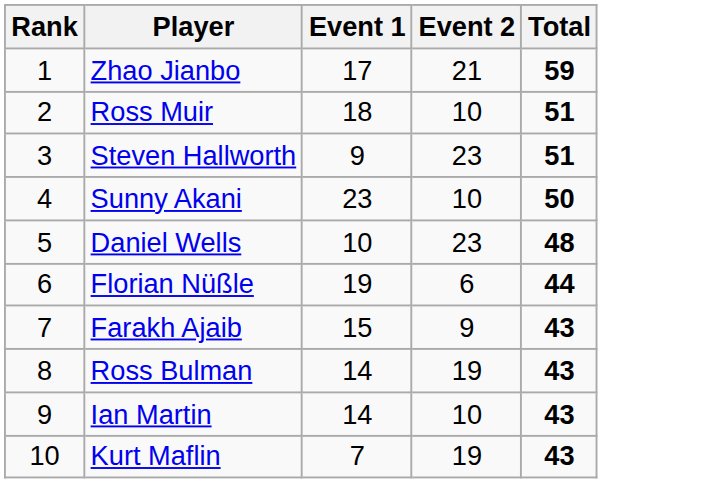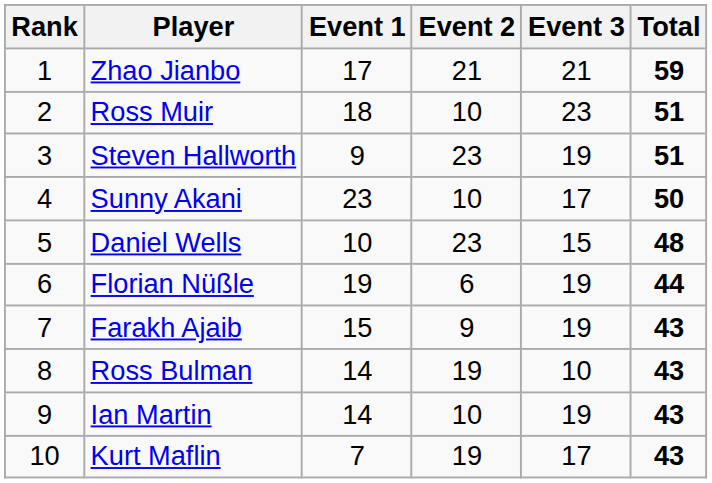+ column: (576, 27)
